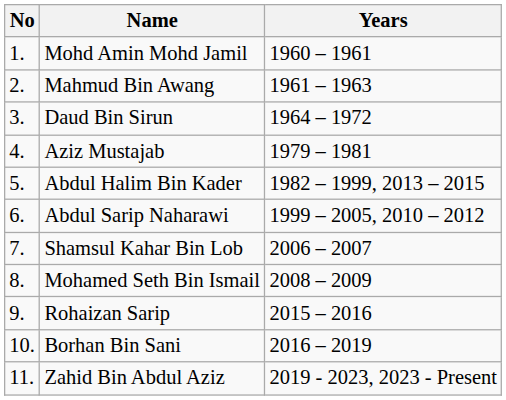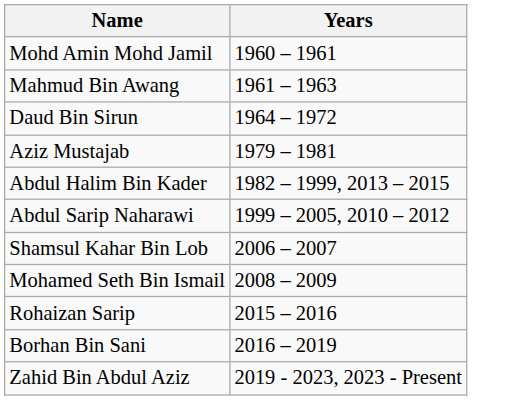- column: (22, 20)
